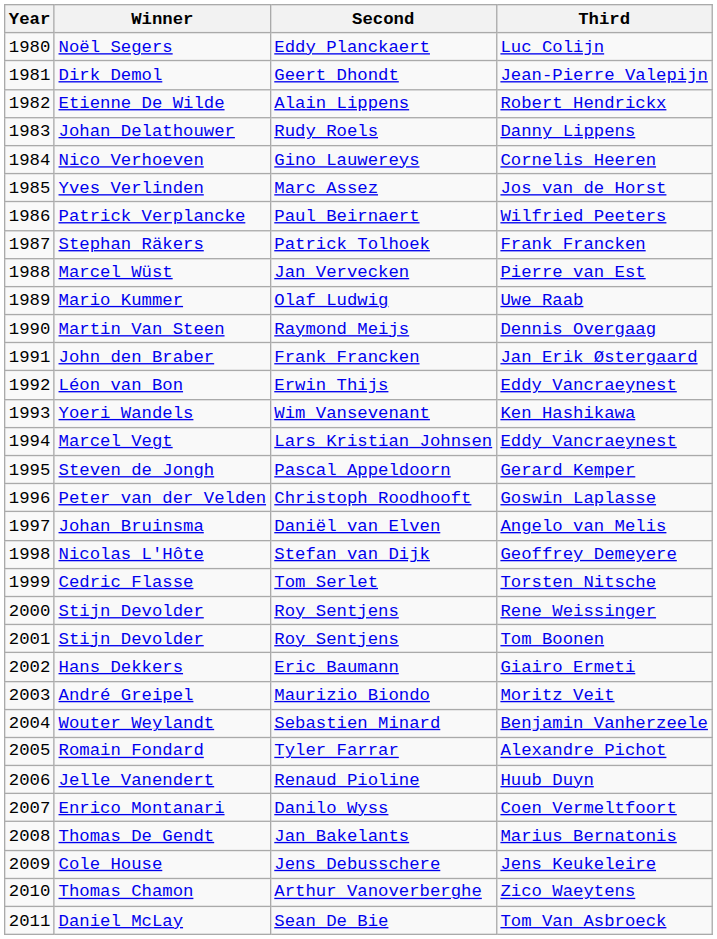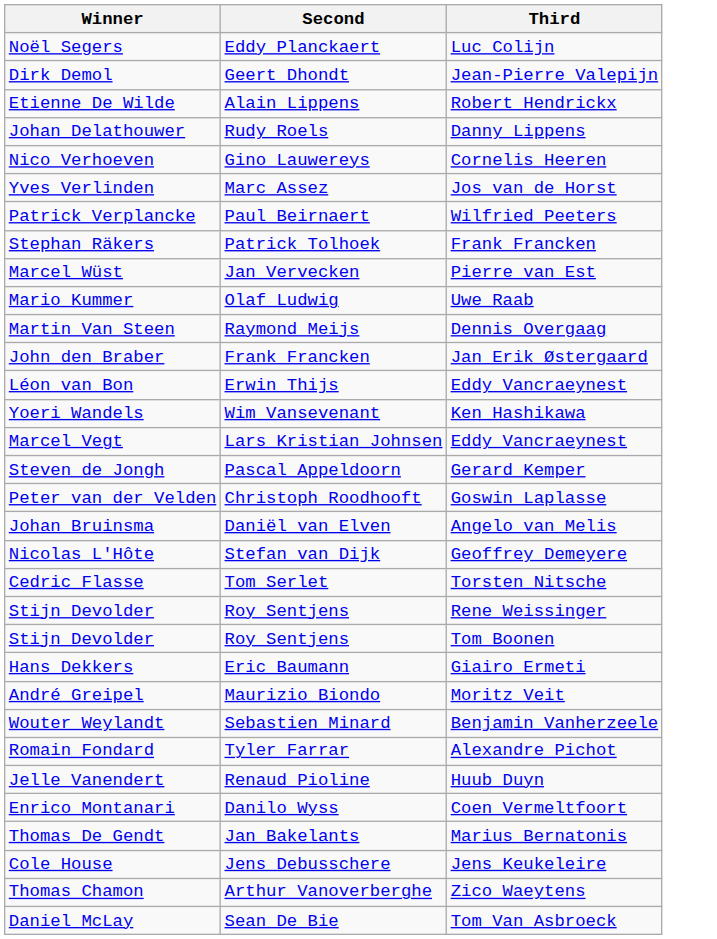- column: (30, 19)
